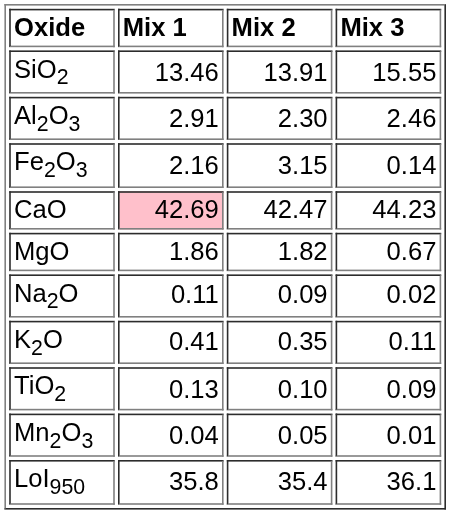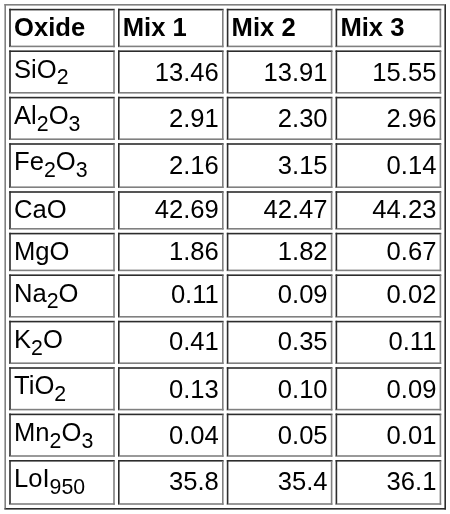(411, 118) 2.46 -> (411, 118) 2.96
(187, 209) pink background -> (187, 209) no background
